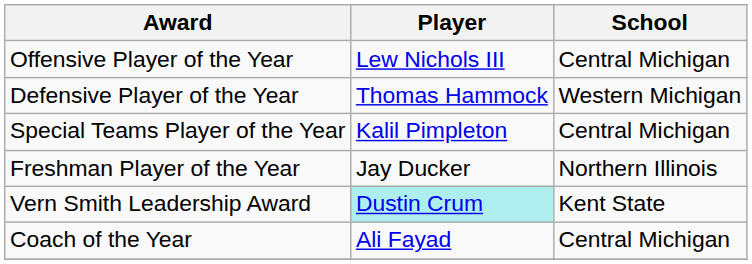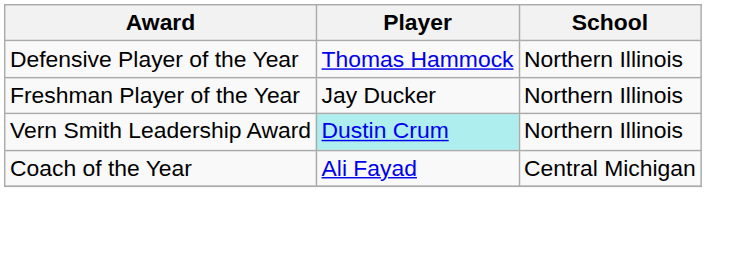- row: (152, 58)
(650, 95) Western Michigan -> (604, 58) Northern Illinois
- row: (178, 131)
(612, 204) Kent State -> (604, 131) Northern Illinois
